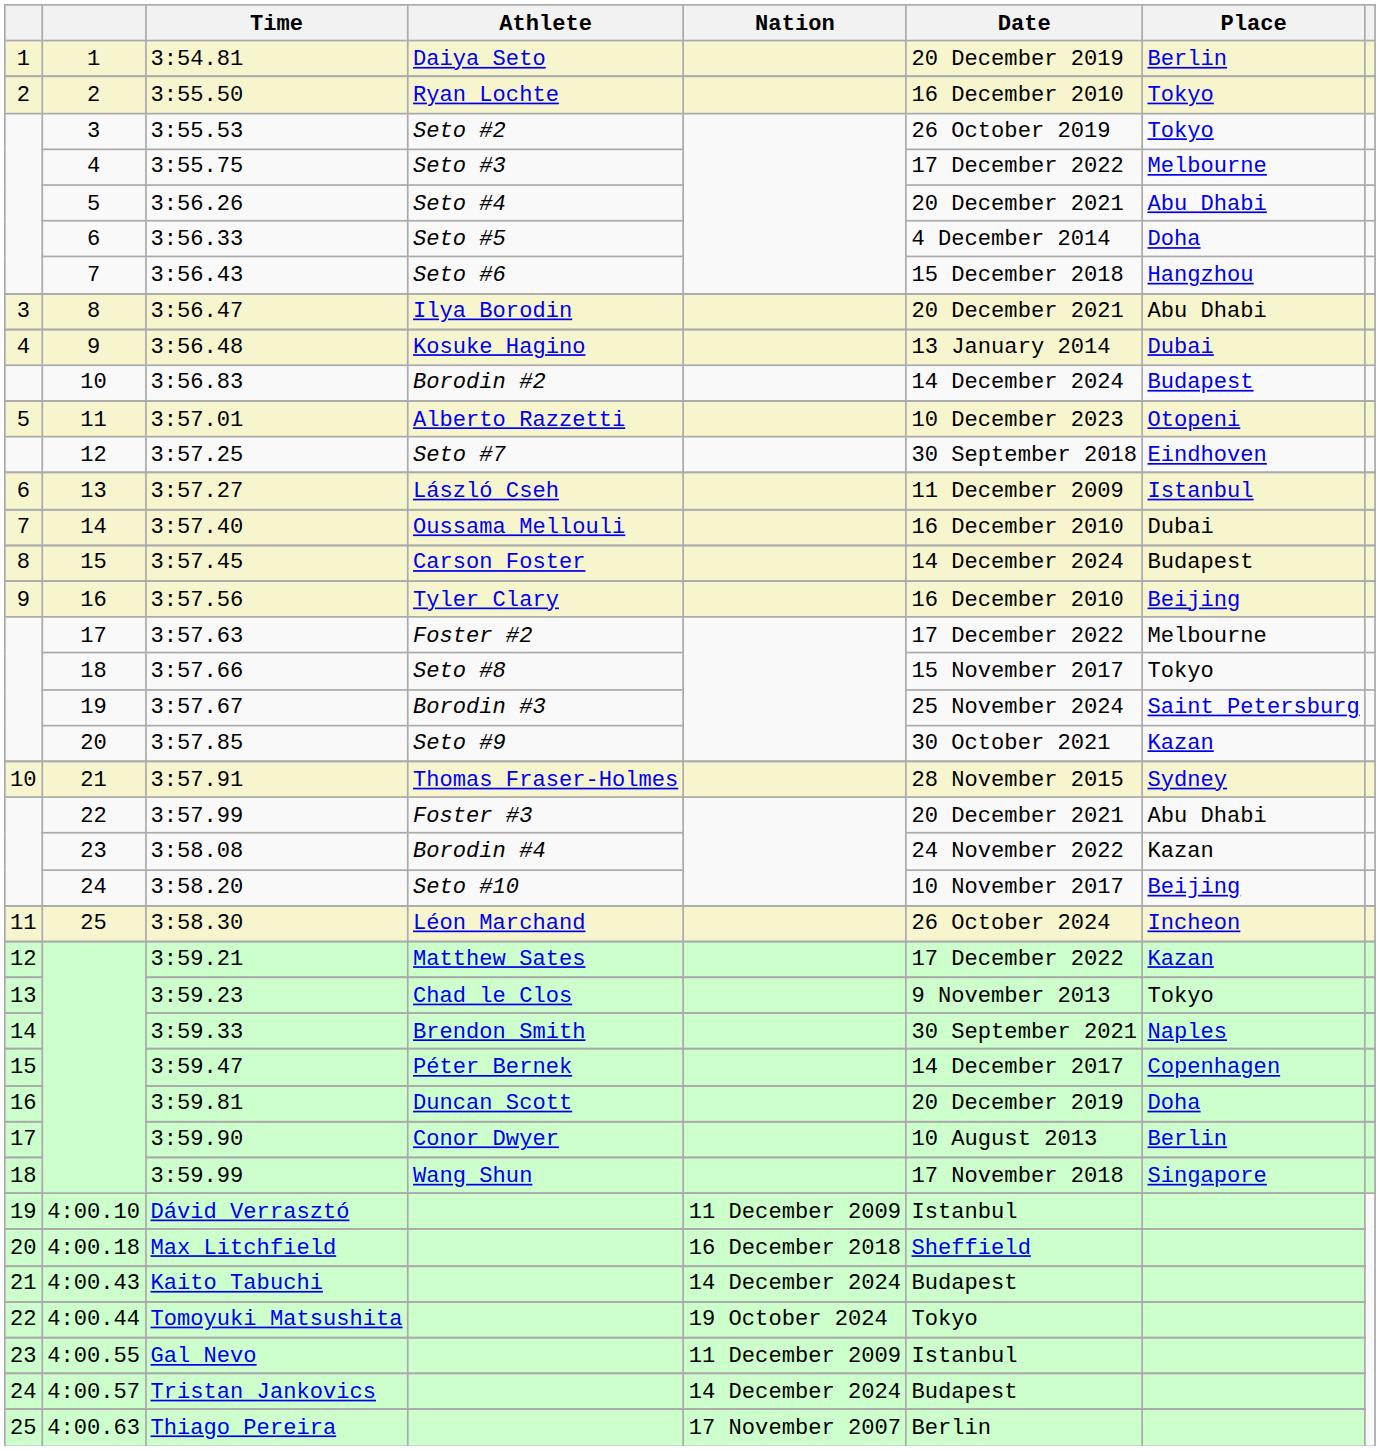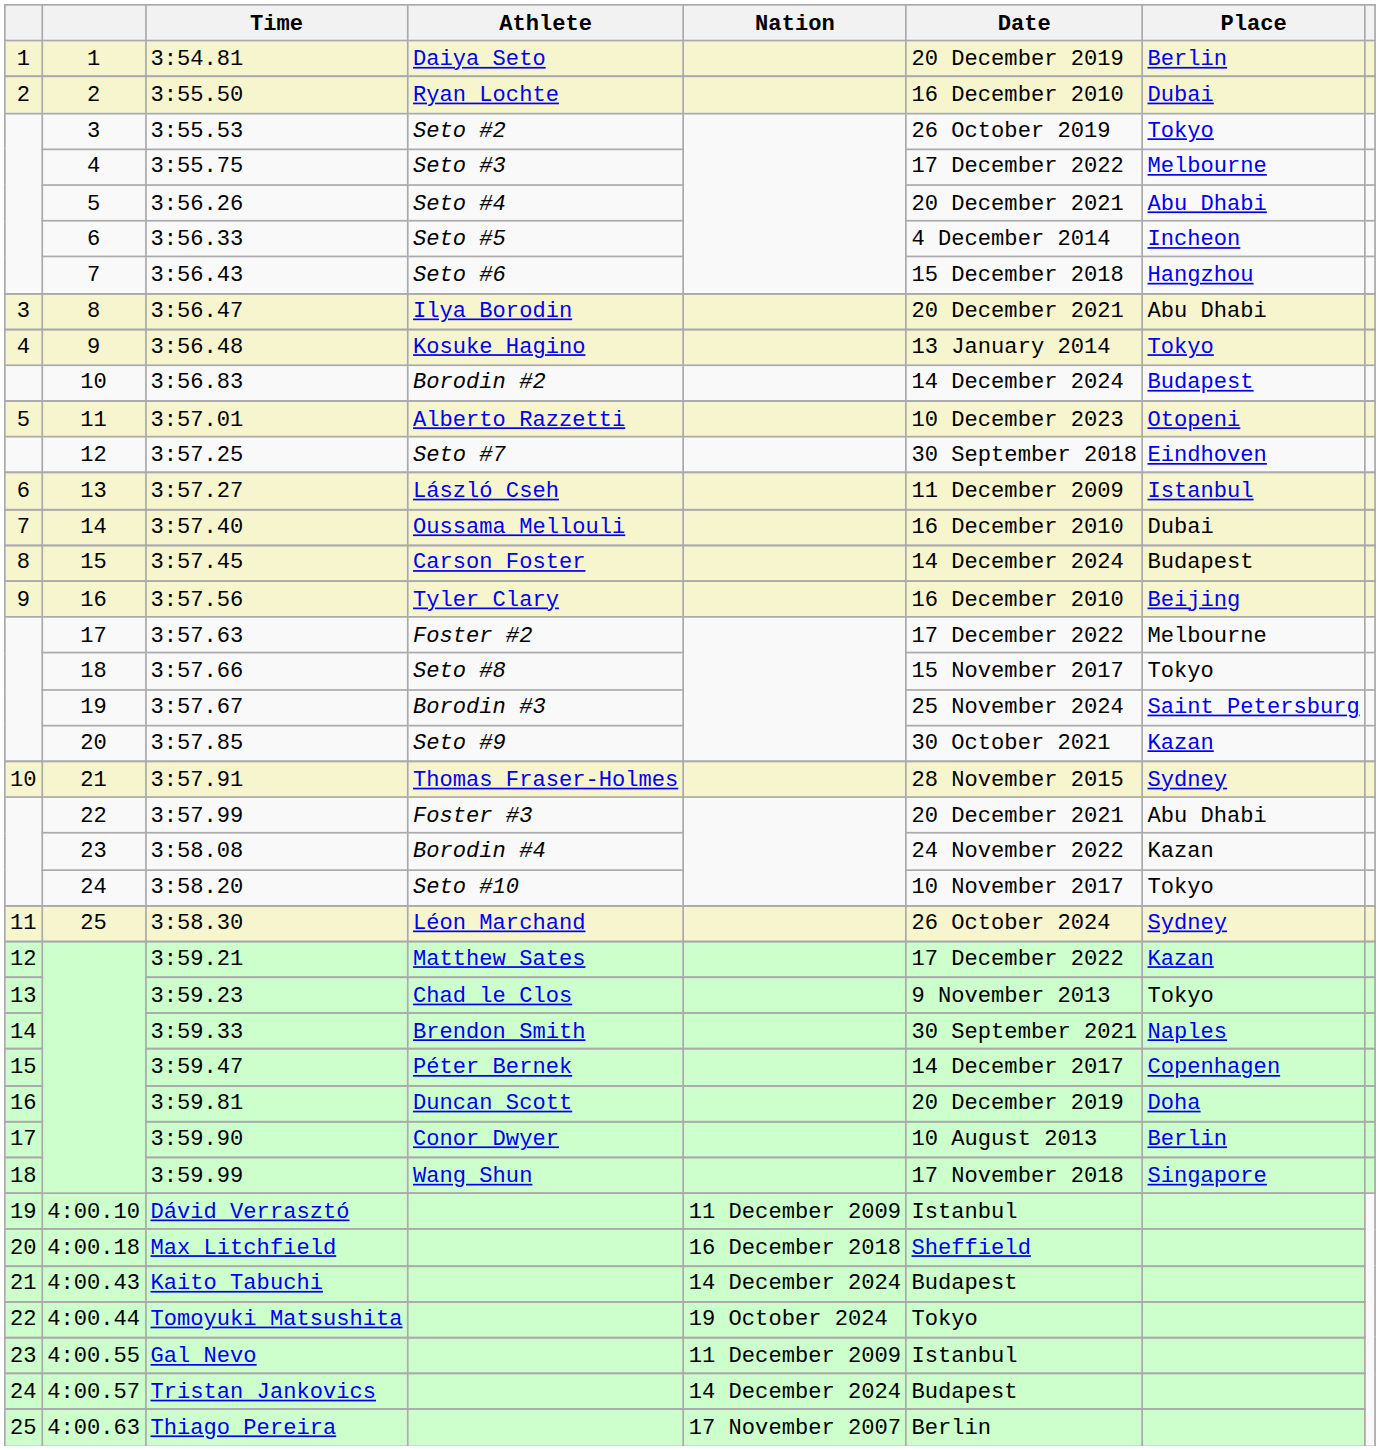(1181, 95) Tokyo -> (1181, 95) Dubai
(1174, 239) Doha -> (1194, 239) Incheon
(1181, 347) Dubai -> (1181, 347) Tokyo
(1194, 887) Beijing -> (1181, 887) Tokyo
(1194, 923) Incheon -> (1187, 923) Sydney
